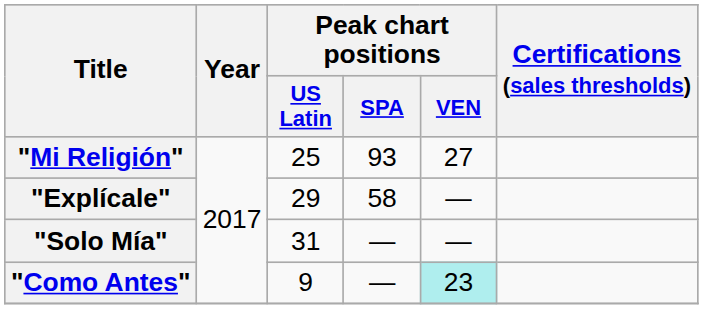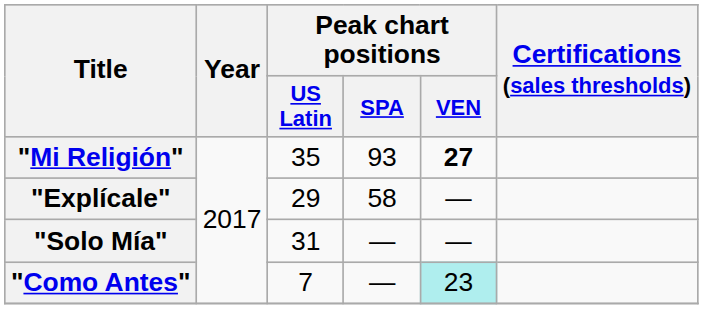(306, 156) 25 -> (306, 156) 35
(458, 156) normal -> (458, 156) bold
(306, 282) 9 -> (306, 282) 7
